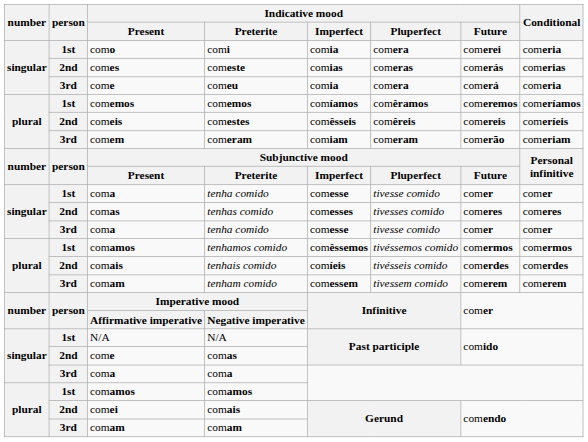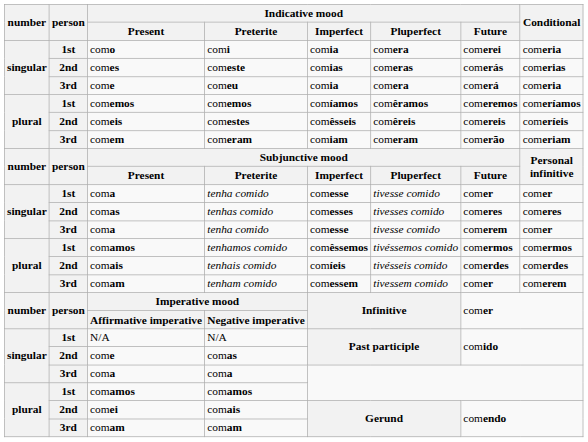(478, 229) comer -> (485, 229) comerem
(485, 283) comerem -> (478, 283) comer
